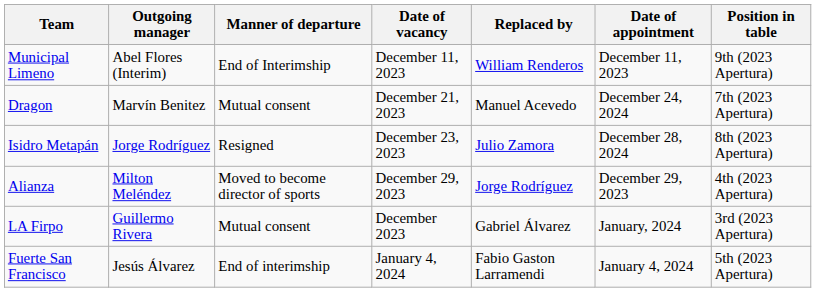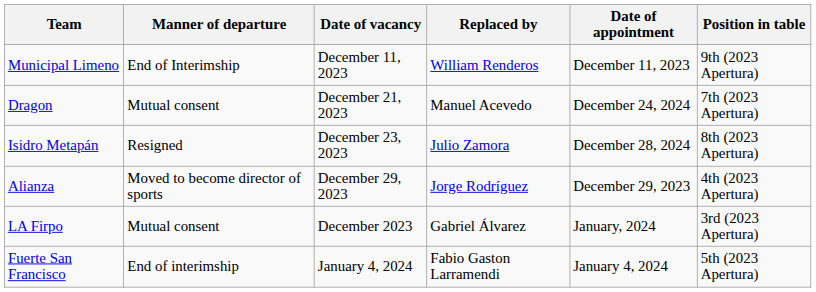- column: (162, 24)
